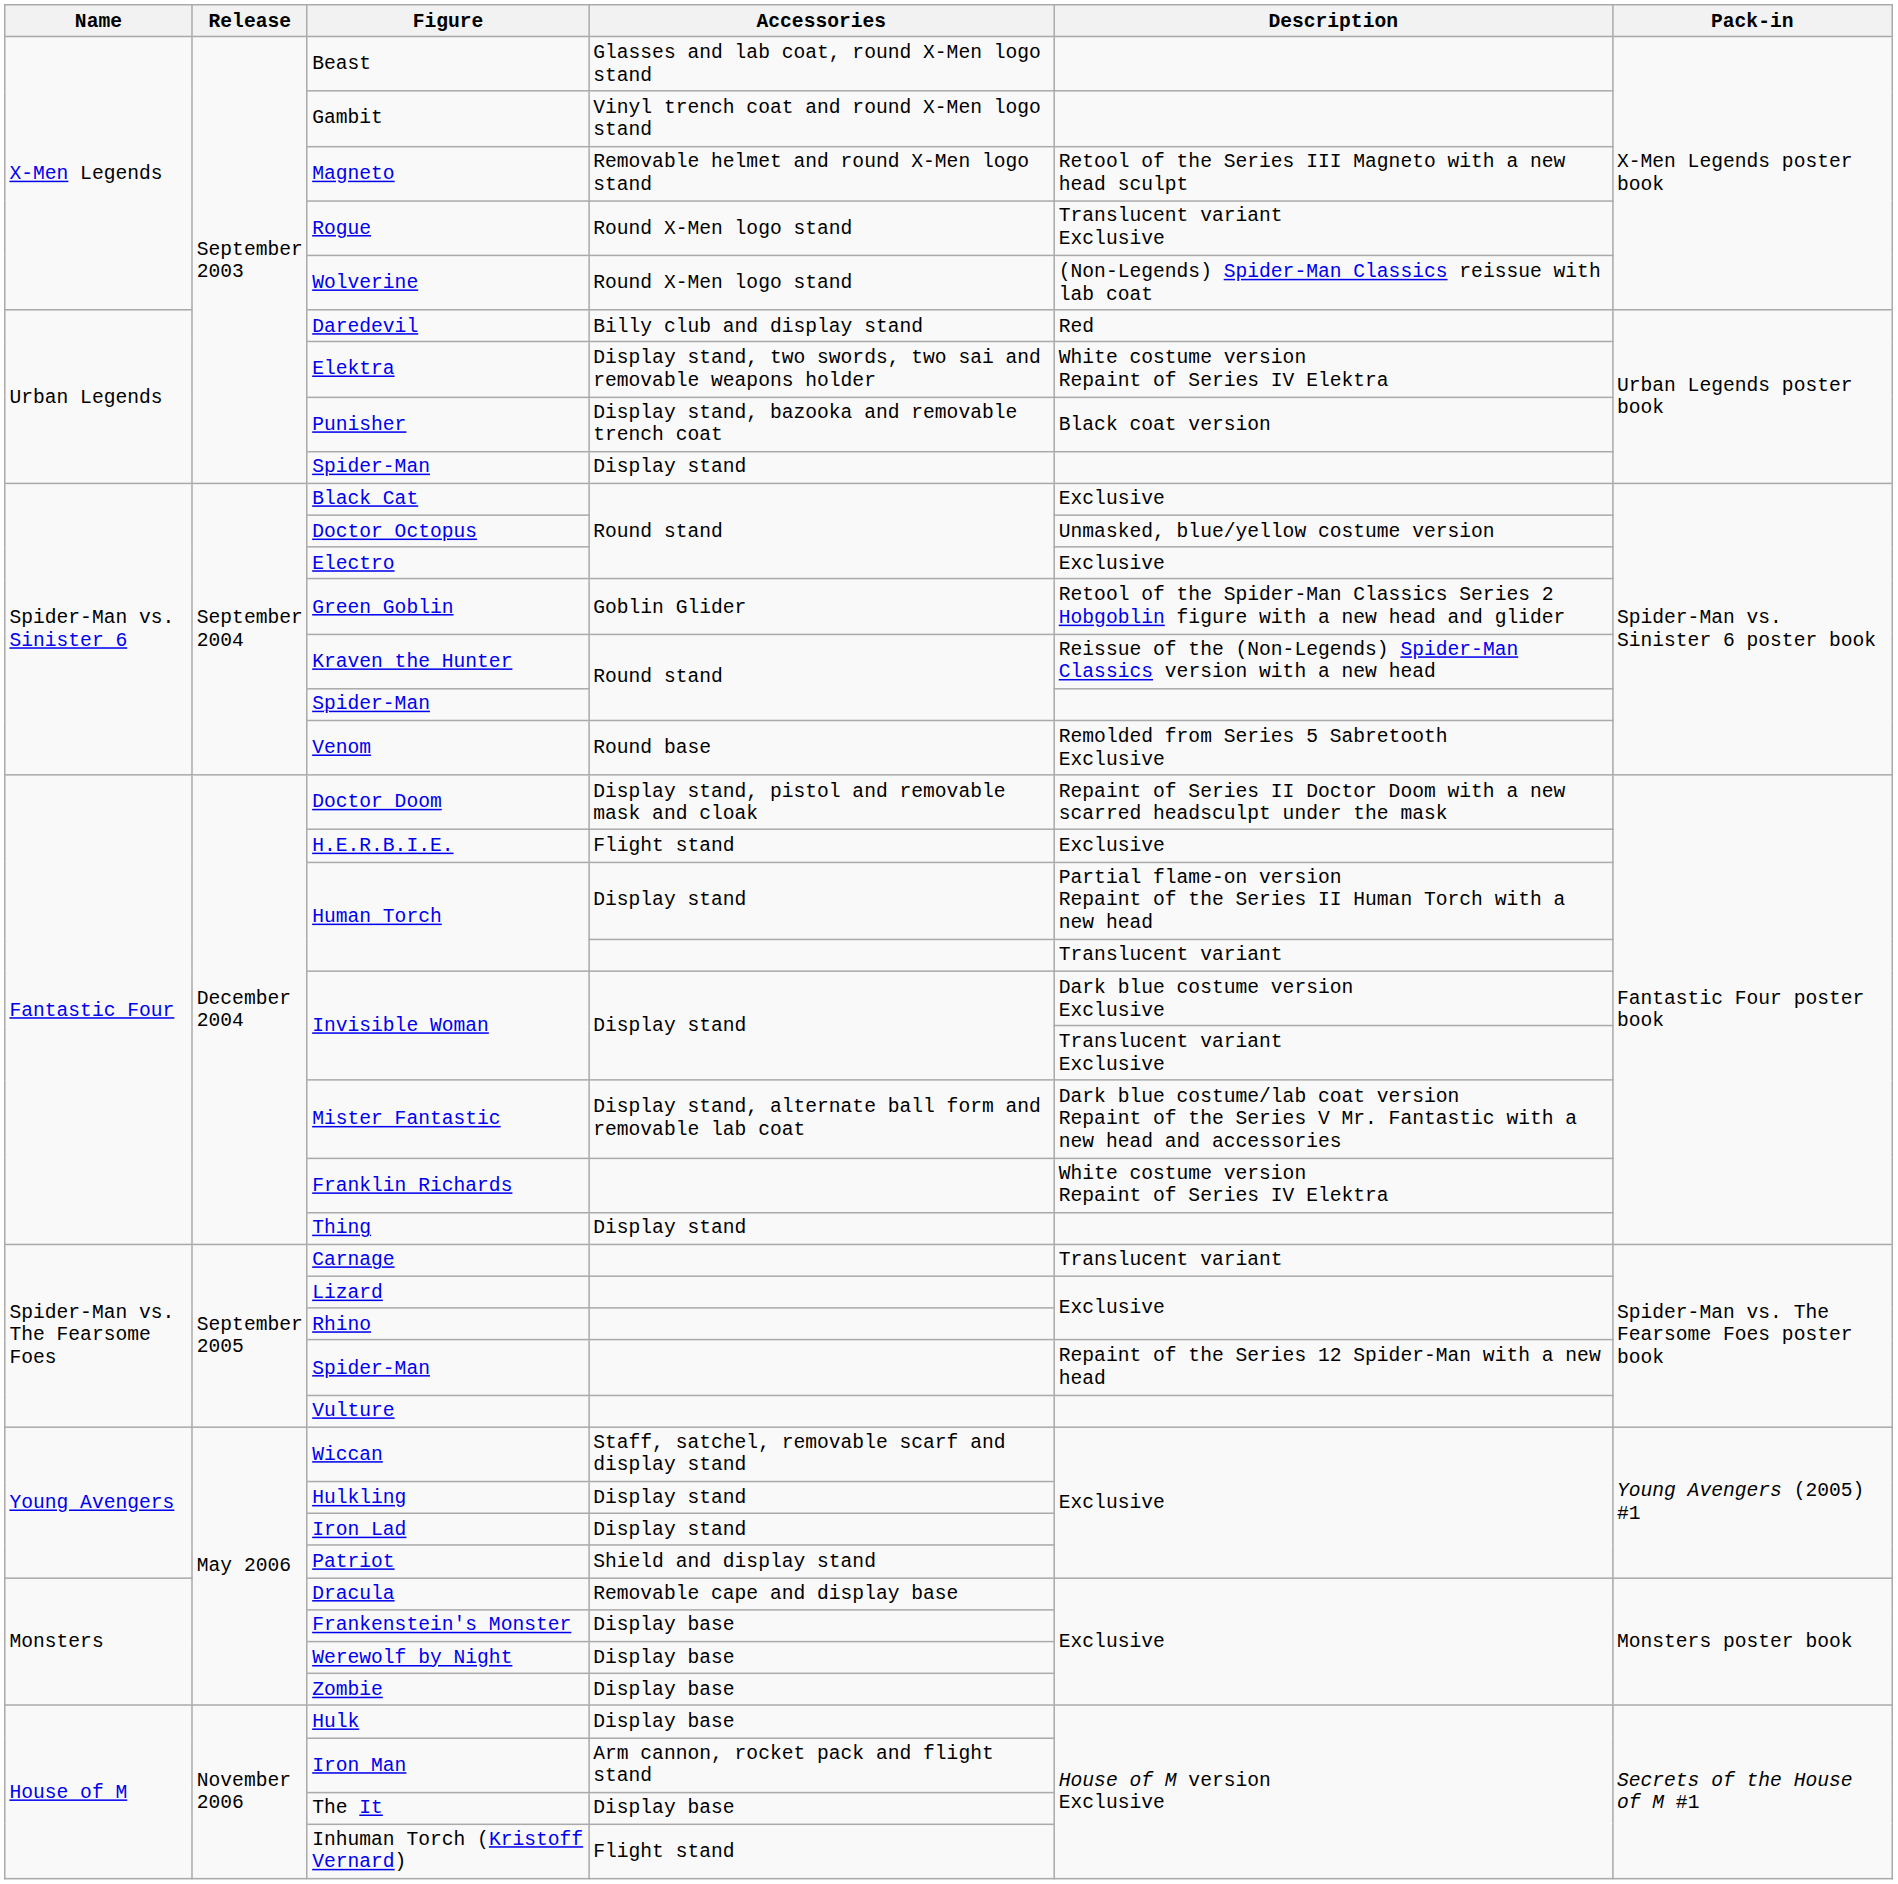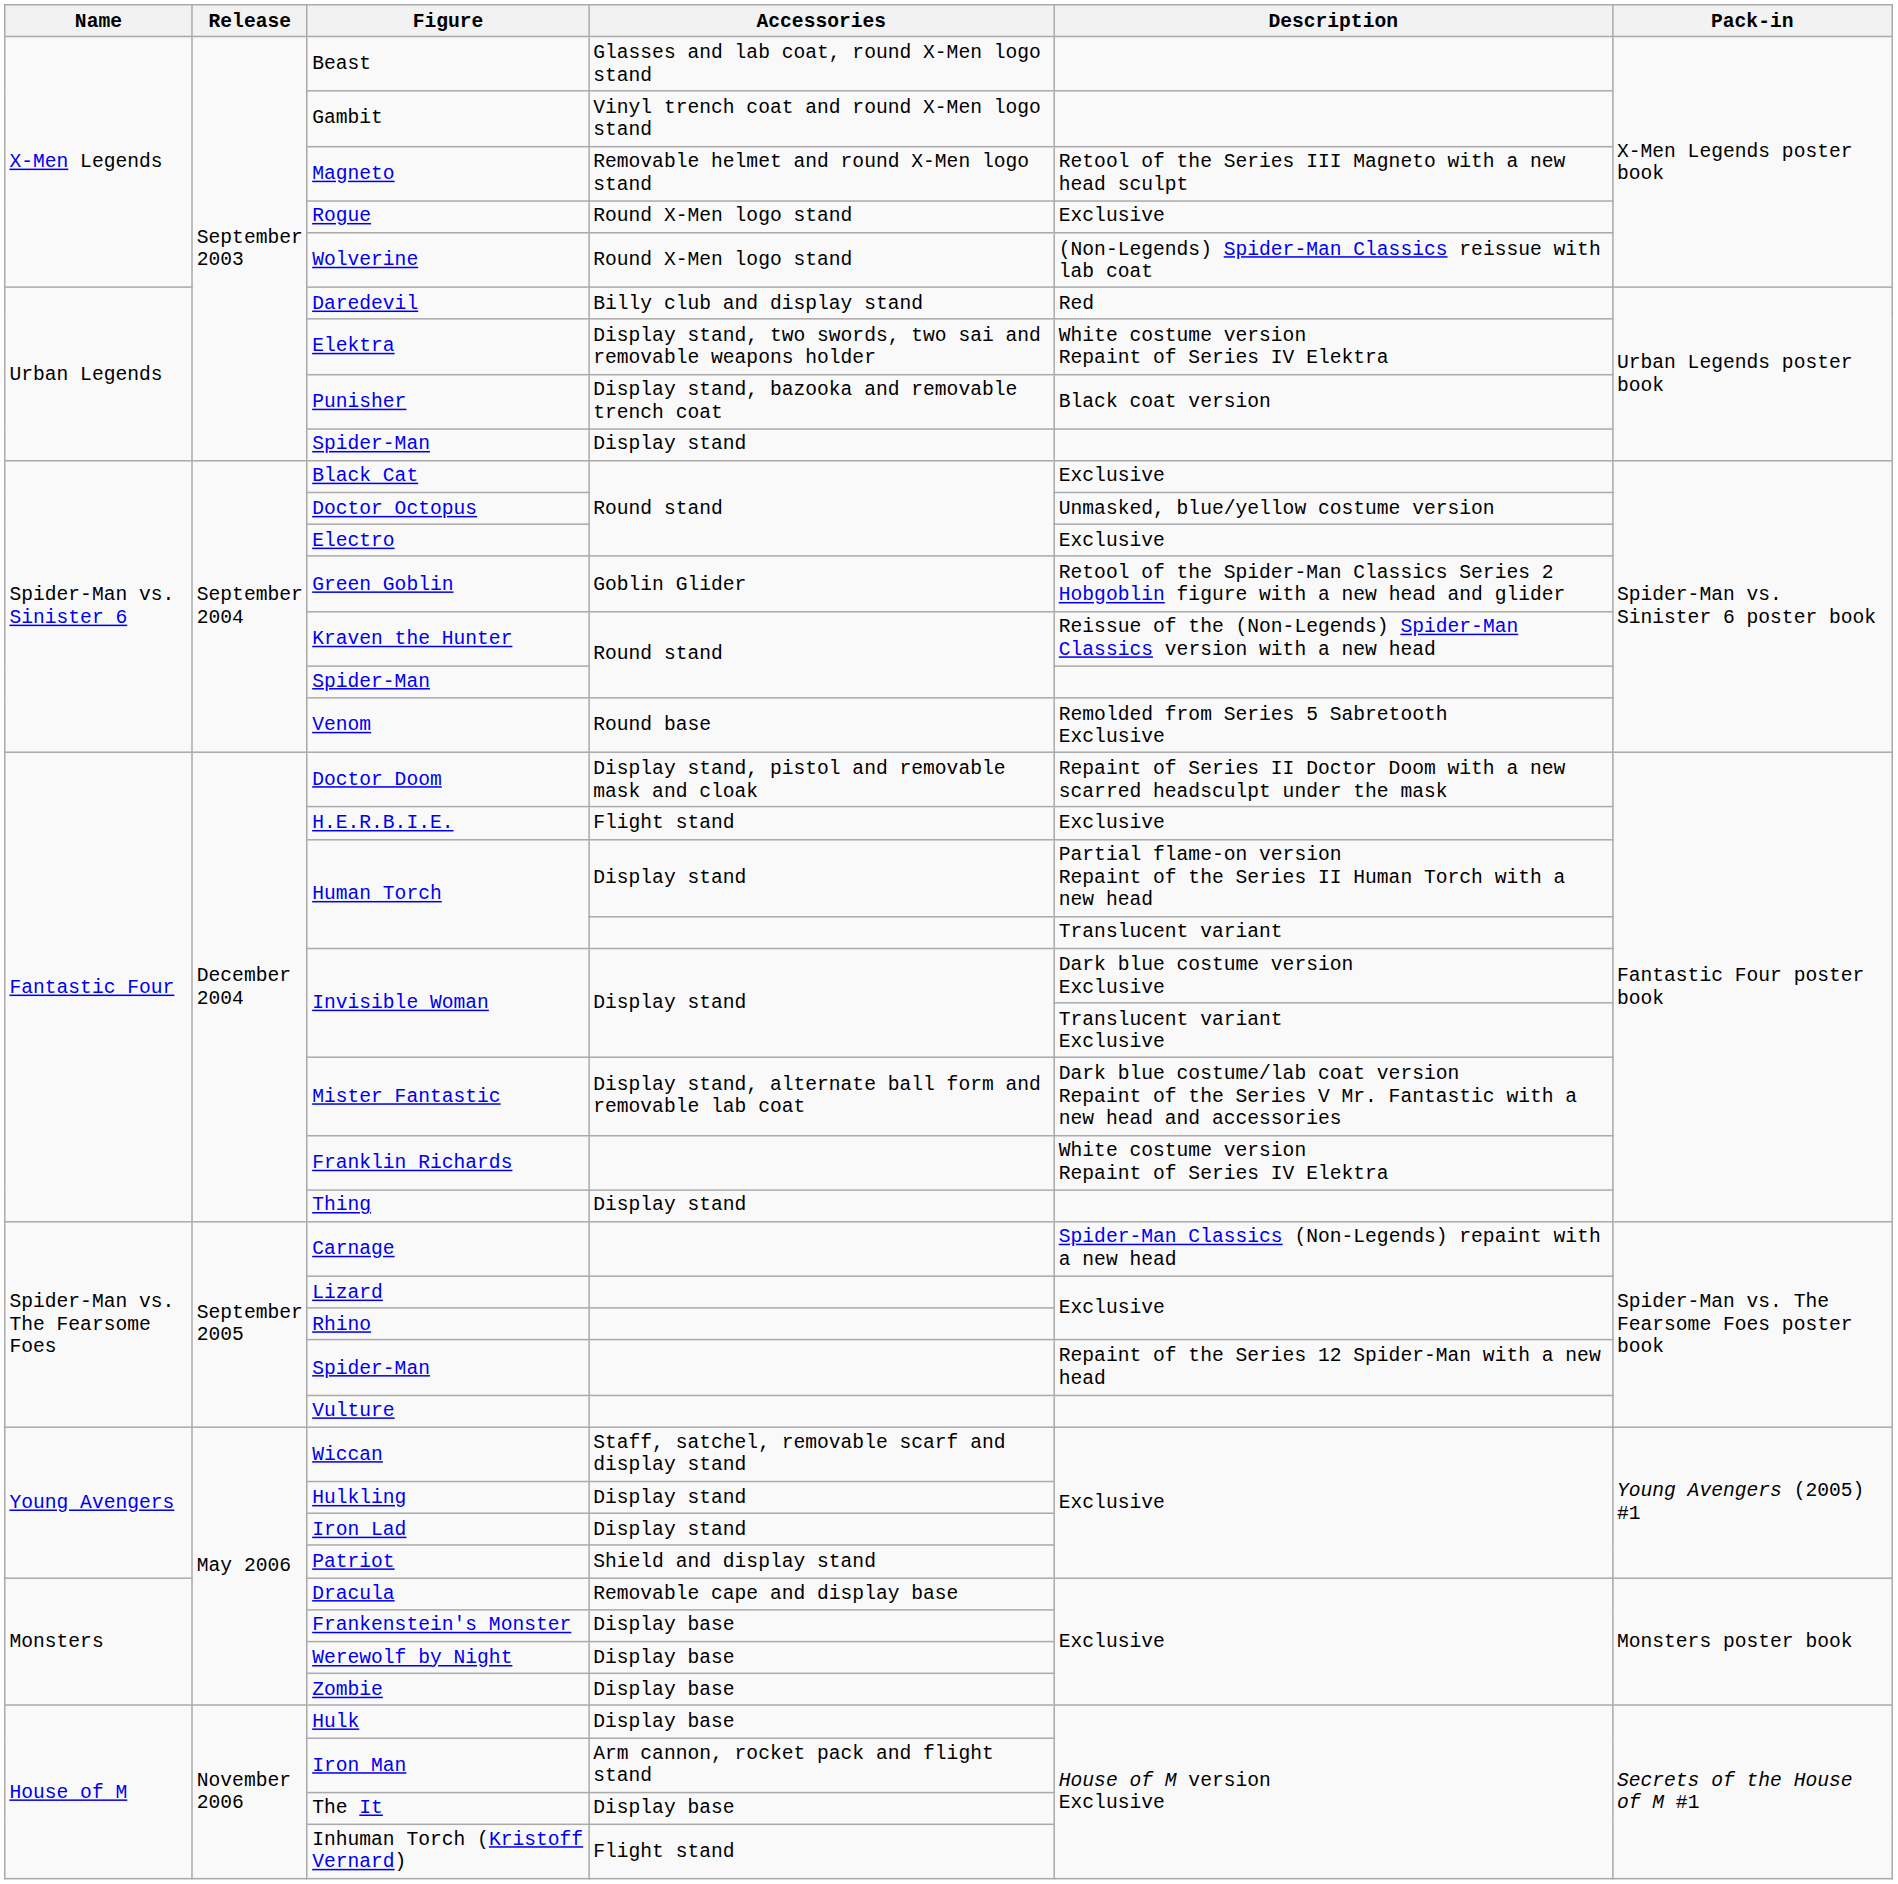(1171, 228) Translucent variant Exclusive -> (1112, 217) Exclusive
(1171, 1260) Translucent variant -> (1330, 1249) Spider-Man Classics (Non-Legends) repaint with a new head
